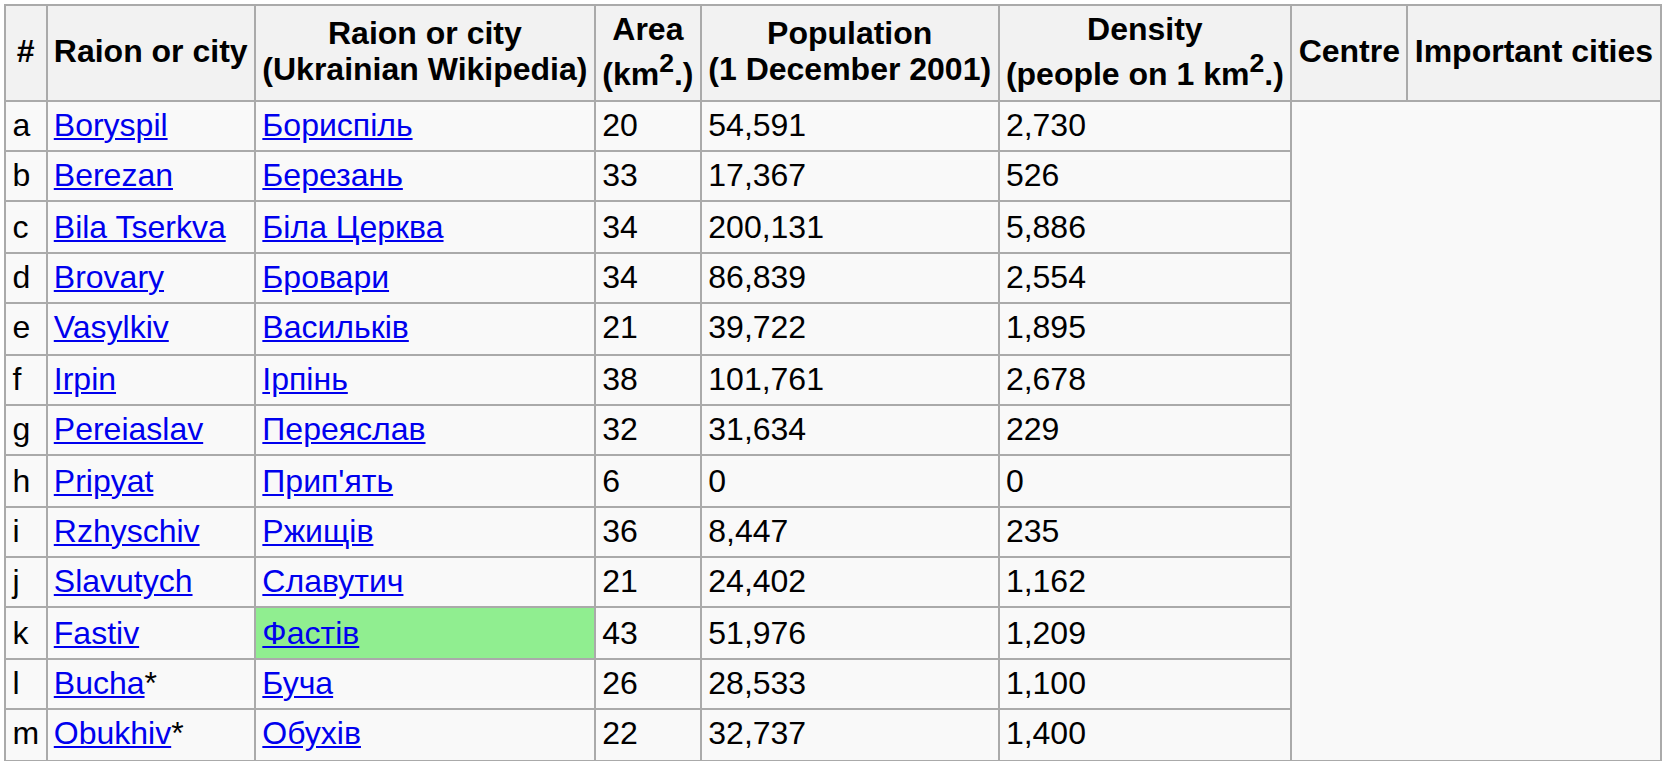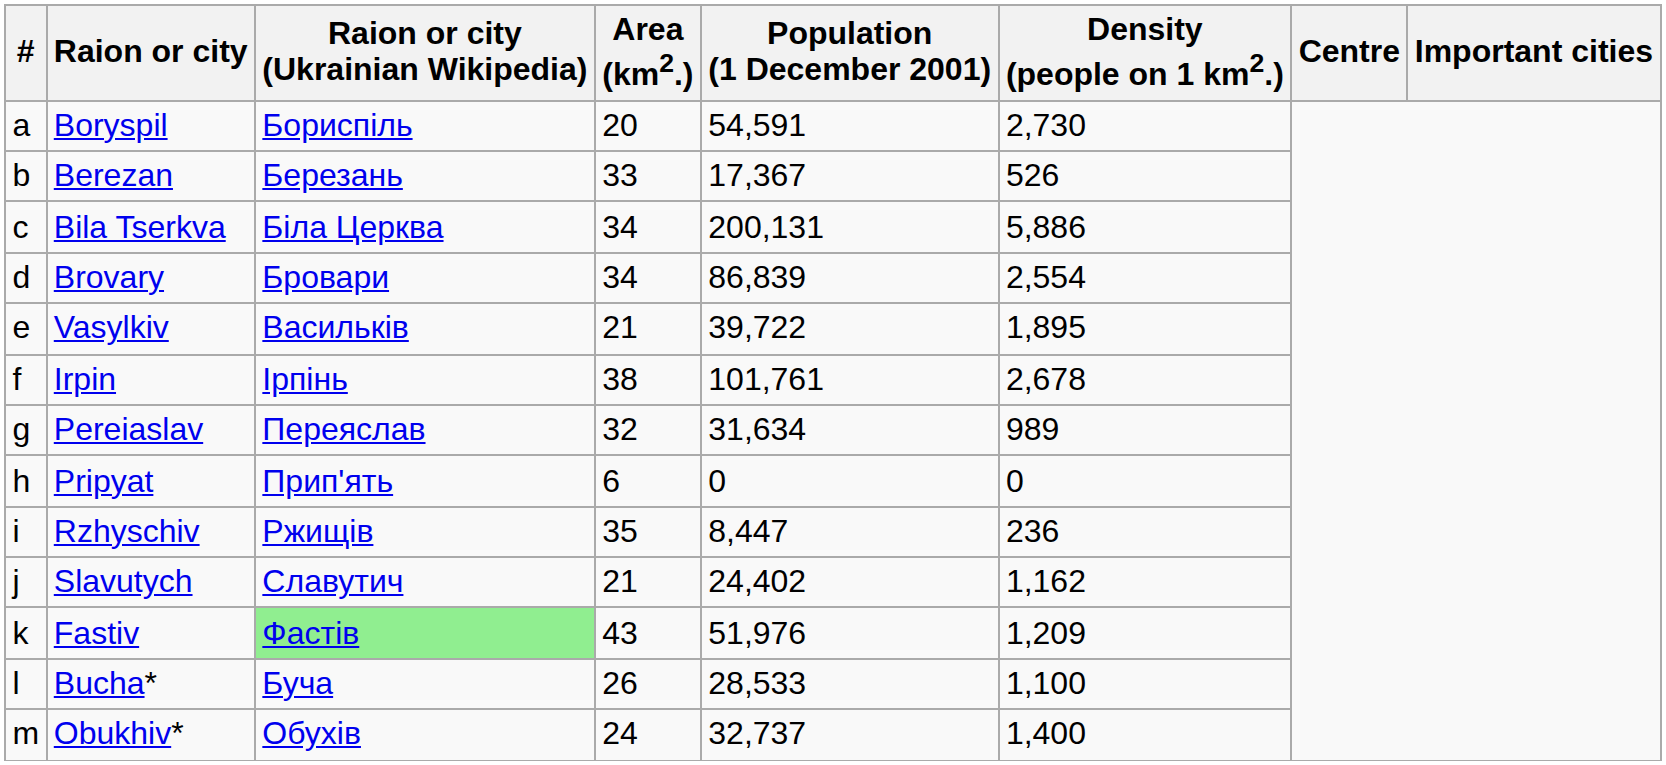(1033, 429) 229 -> (1033, 429) 989
(620, 531) 36 -> (620, 531) 35
(1033, 531) 235 -> (1033, 531) 236
(620, 734) 22 -> (620, 734) 24
